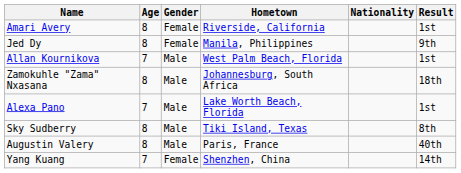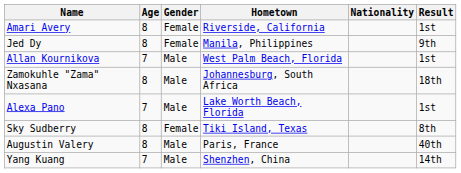(175, 128) Male -> (181, 128) Female
(181, 160) Female -> (175, 160) Male
